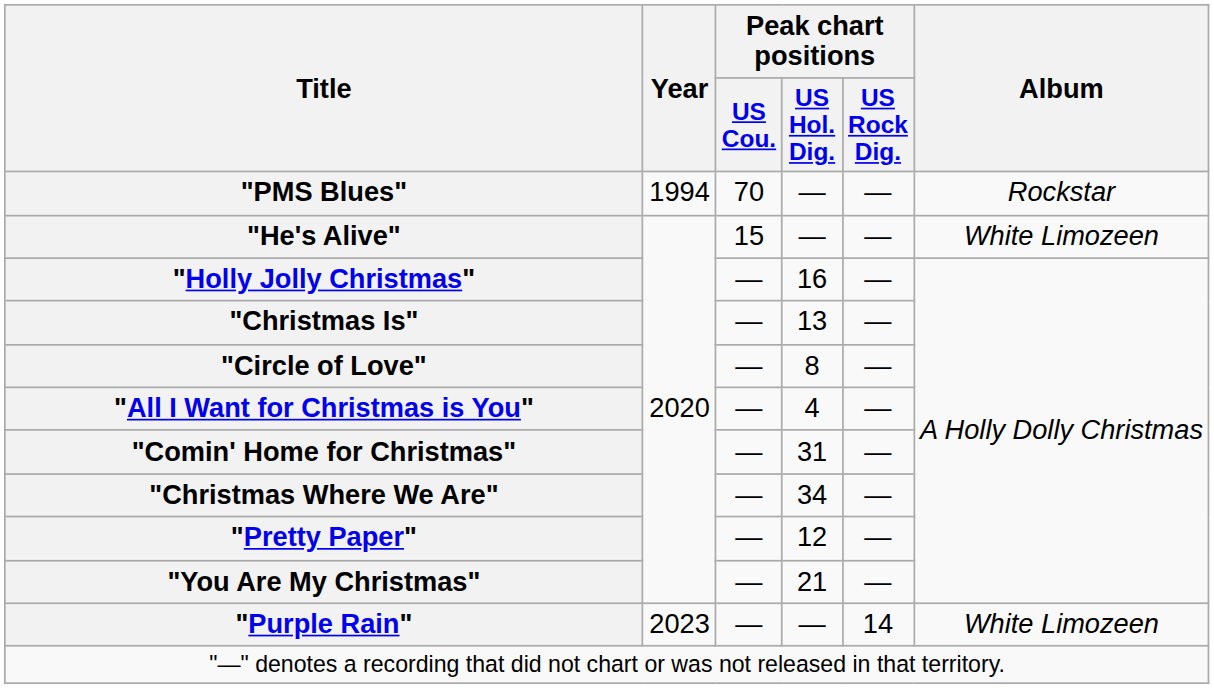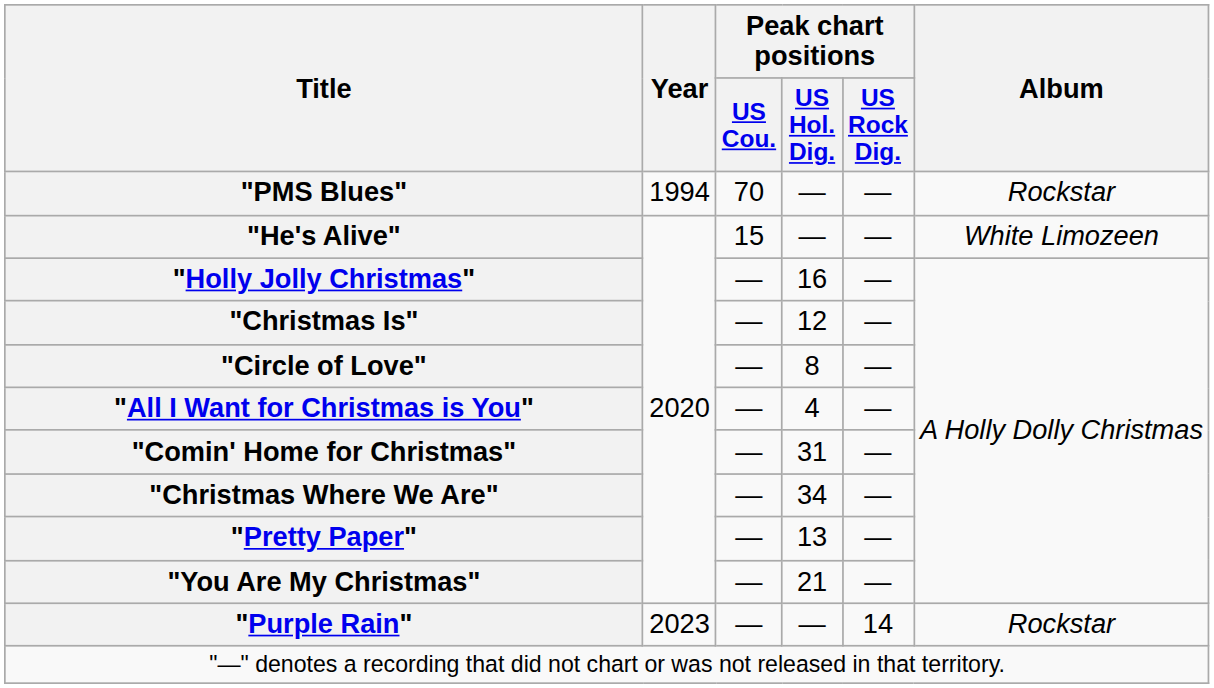(812, 322) 13 -> (812, 322) 12
(812, 537) 12 -> (812, 537) 13
(1061, 624) White Limozeen -> (1061, 624) Rockstar
